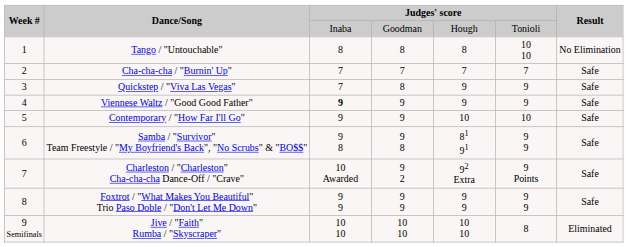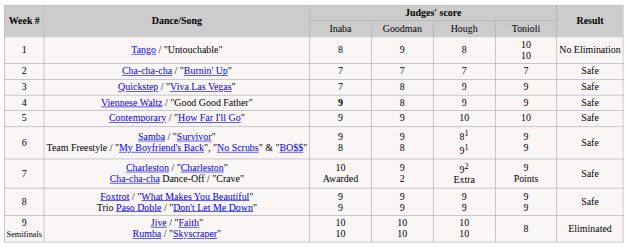(402, 50) 8 -> (402, 50) 9
(402, 103) 9 -> (402, 103) 8
